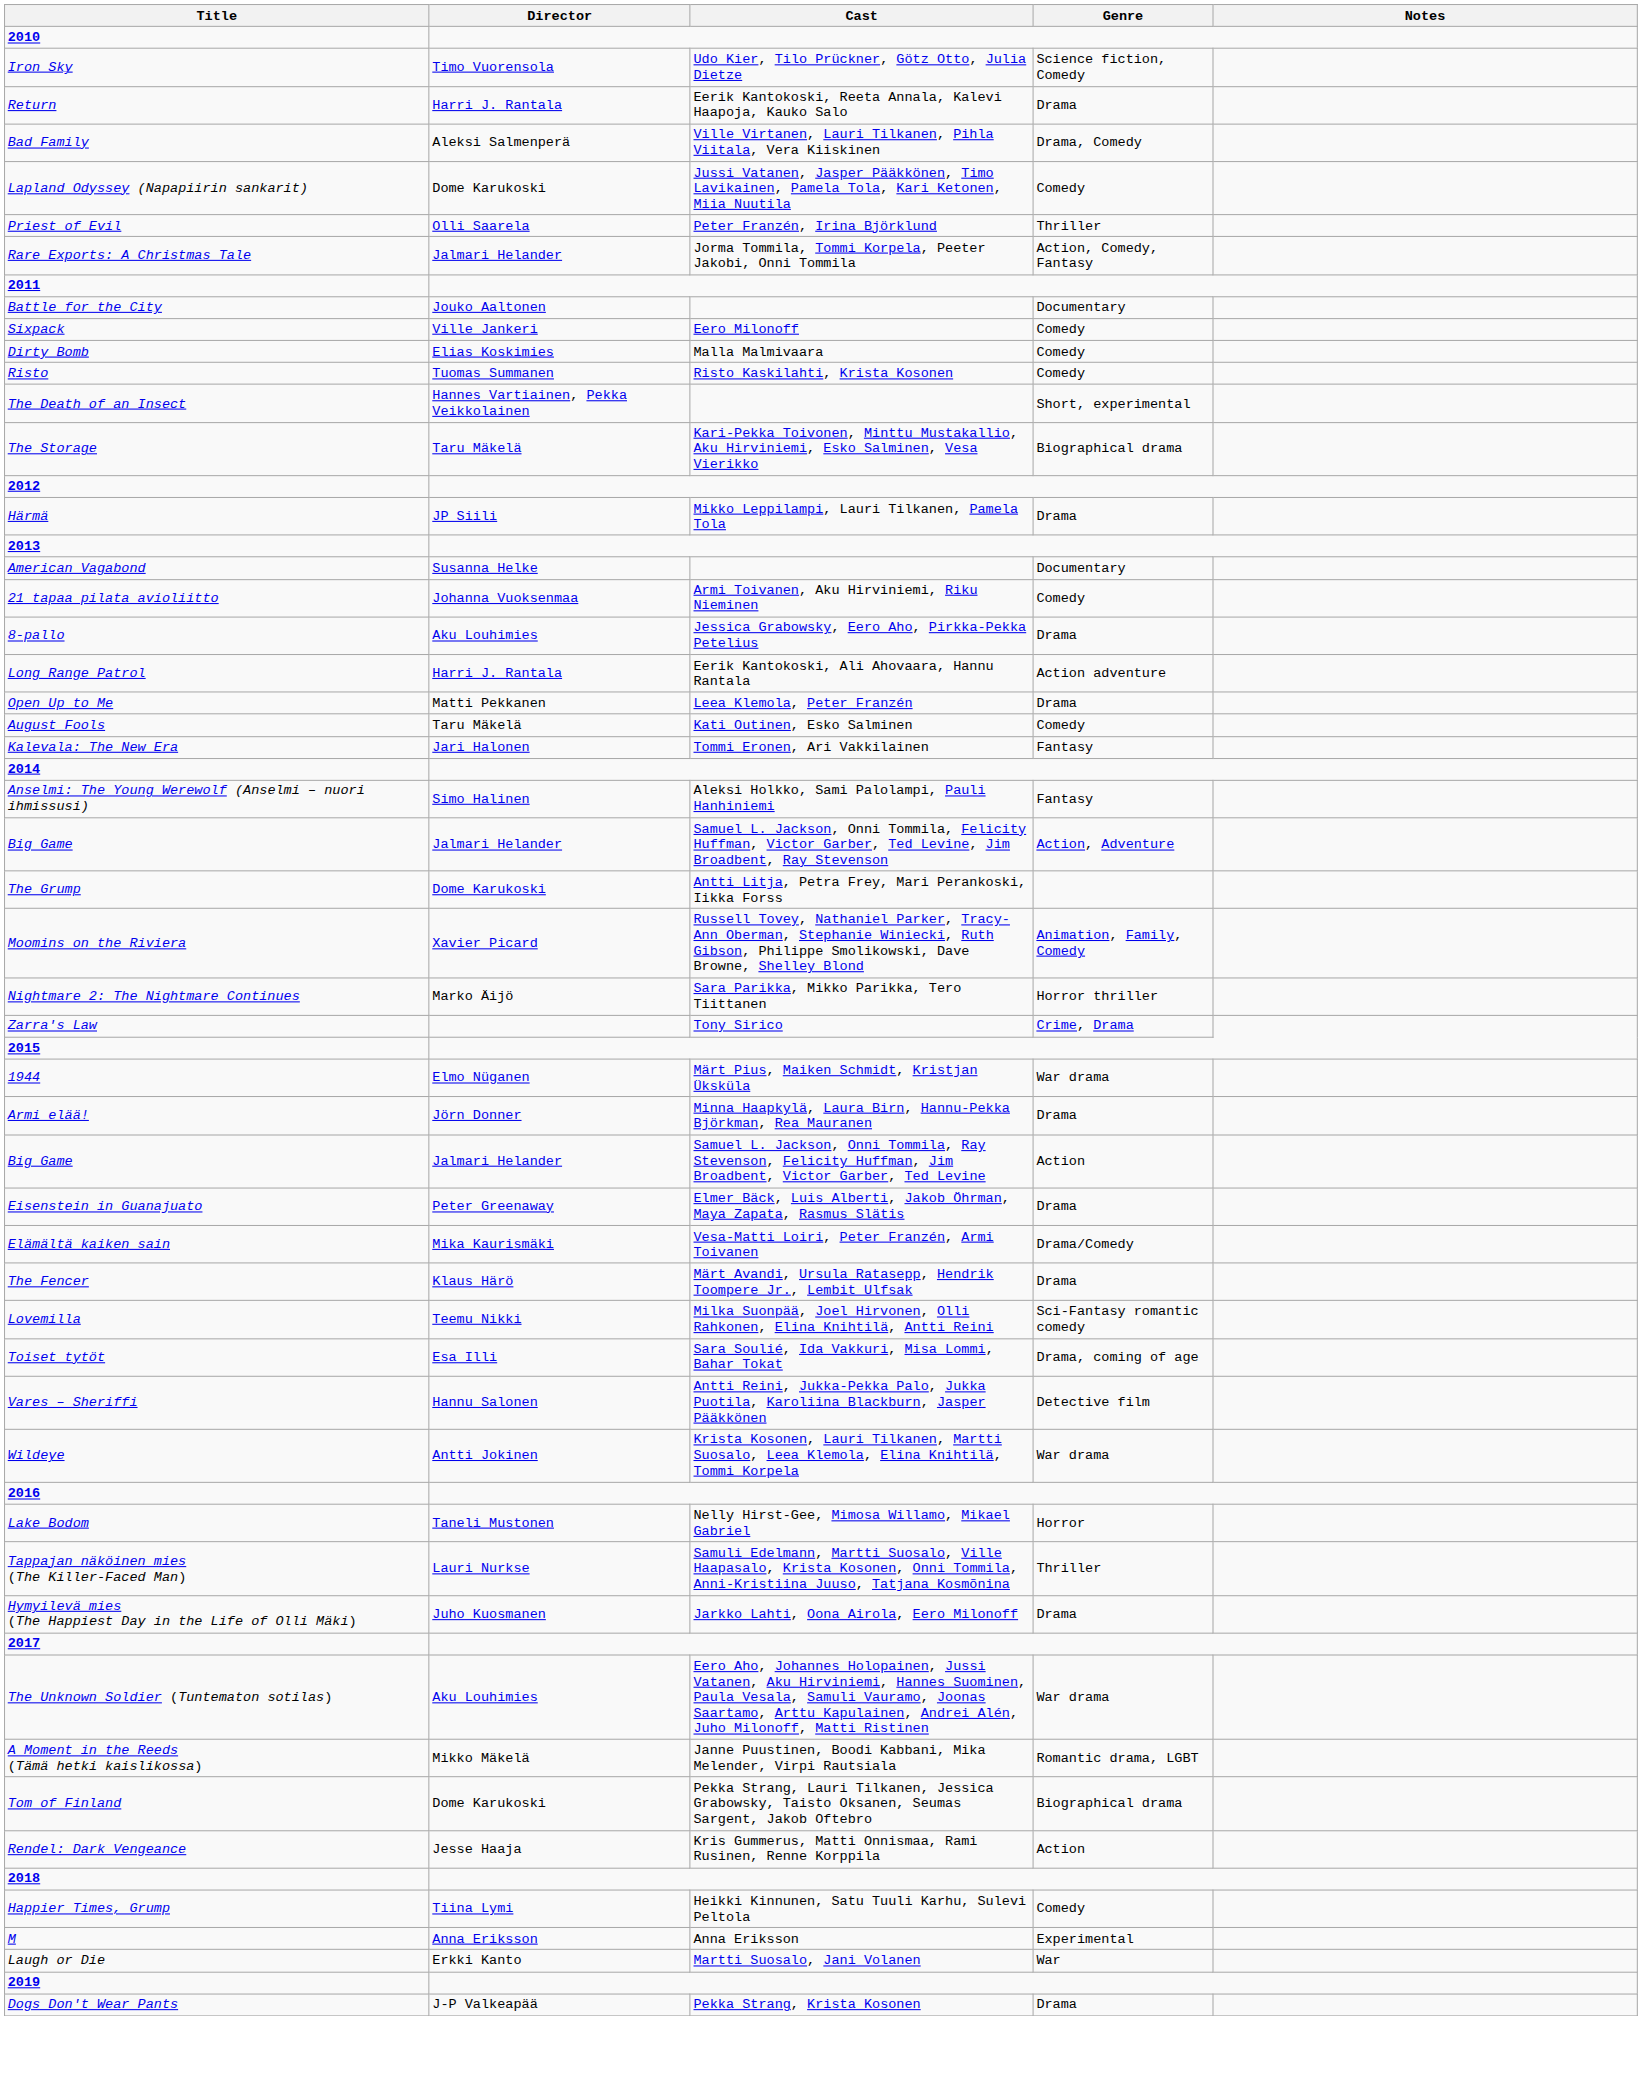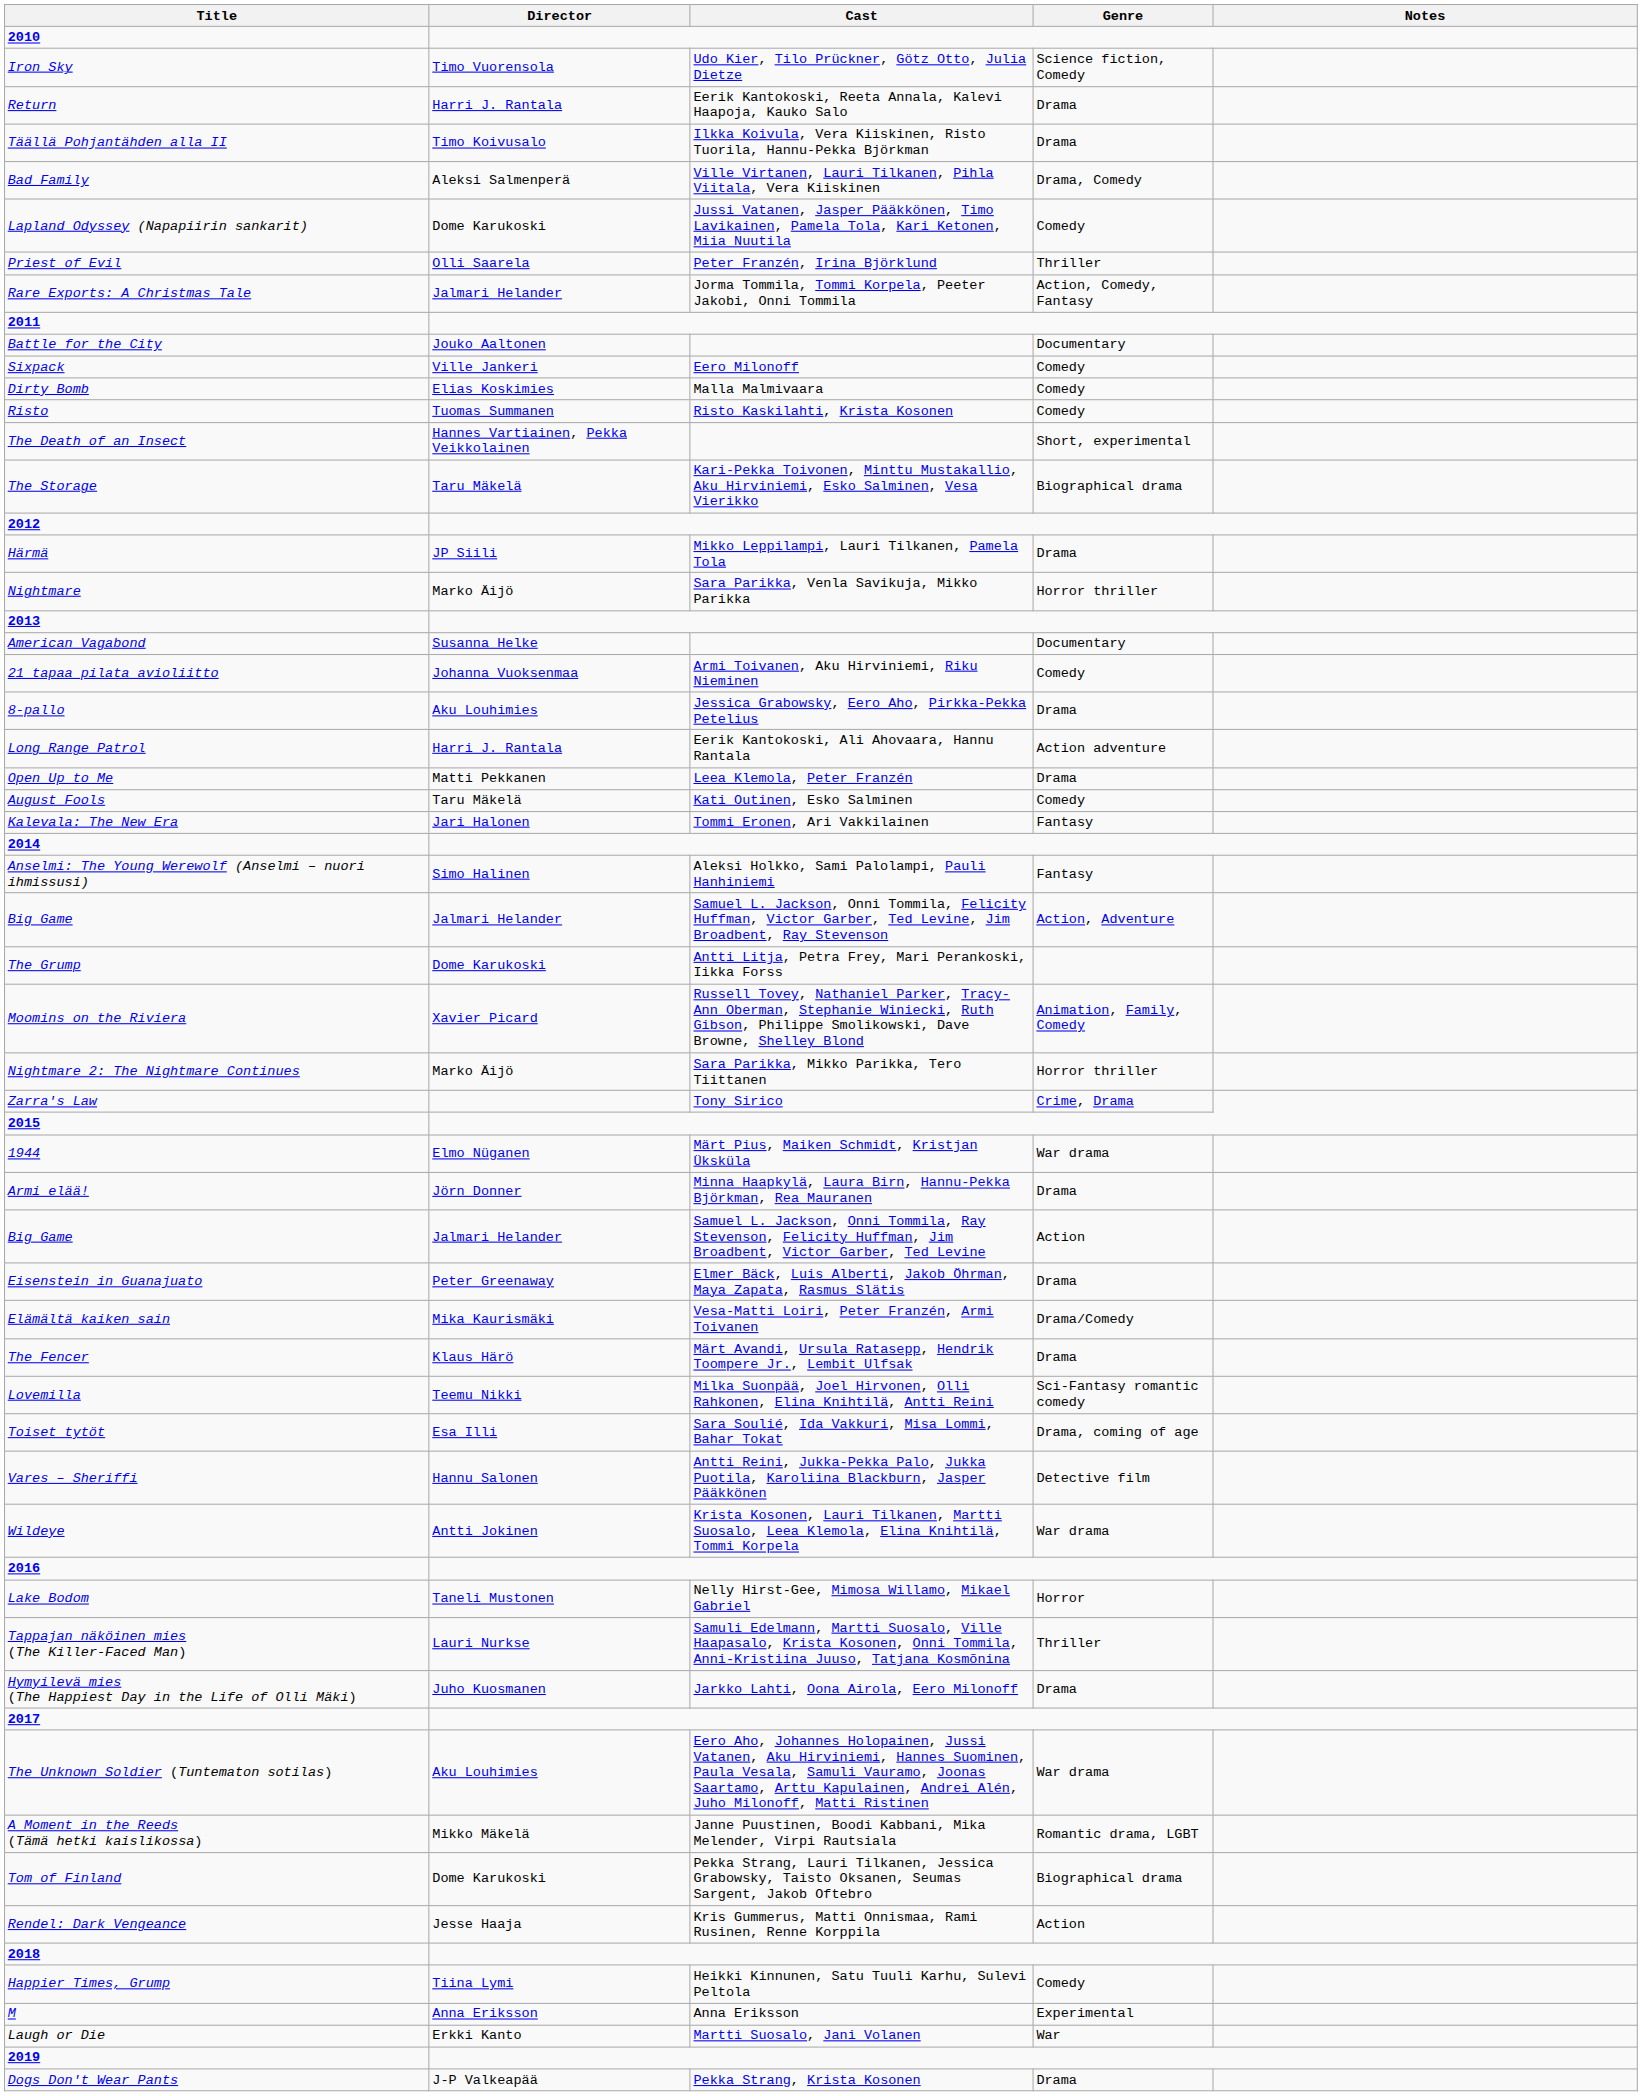+ row: (117, 143)
+ row: (44, 592)
